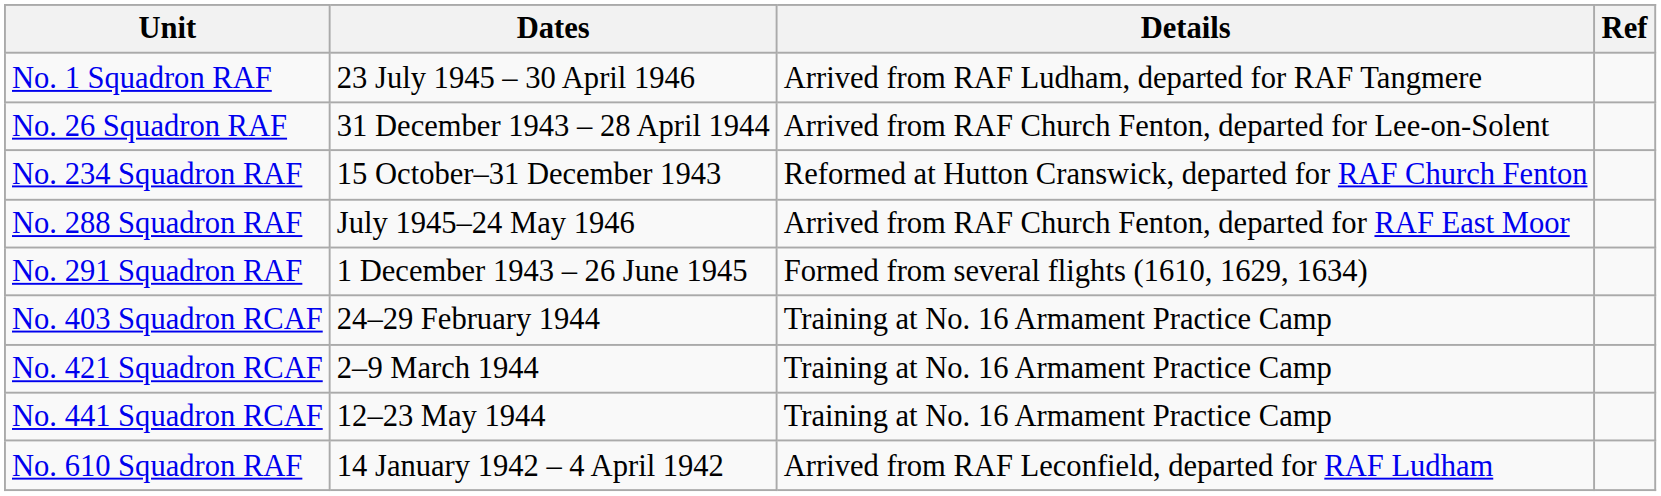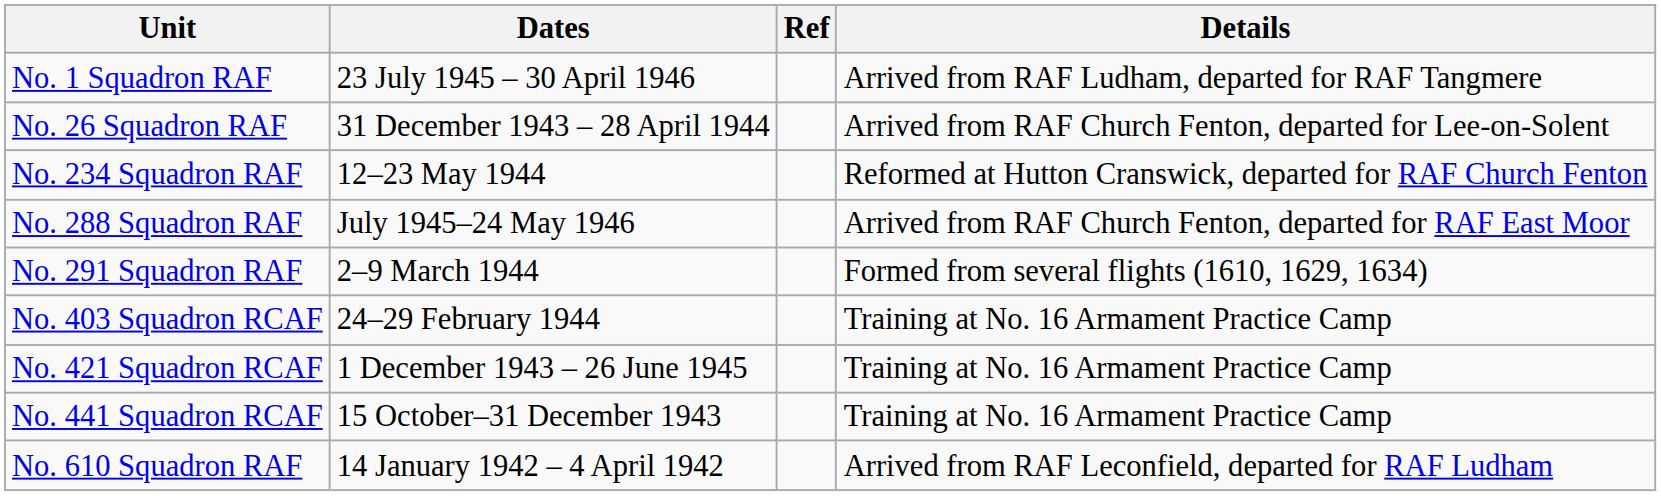columns swapped: (1186, 28) <-> (1625, 28)
(529, 174) 15 October–31 December 1943 -> (441, 174) 12–23 May 1944
(542, 271) 1 December 1943 – 26 June 1945 -> (438, 271) 2–9 March 1944
(438, 367) 2–9 March 1944 -> (542, 367) 1 December 1943 – 26 June 1945
(441, 416) 12–23 May 1944 -> (529, 416) 15 October–31 December 1943
